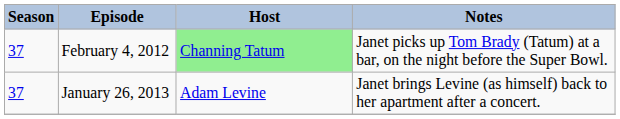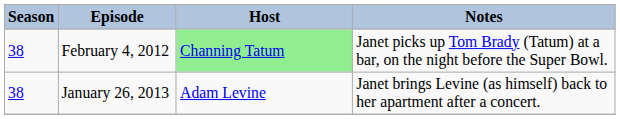(16, 50) 37 -> (16, 50) 38
(16, 93) 37 -> (16, 93) 38
